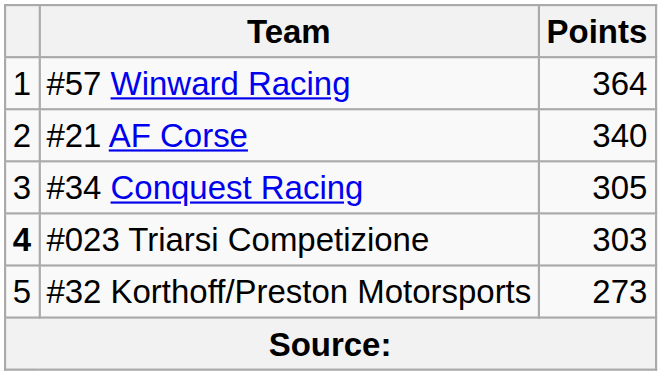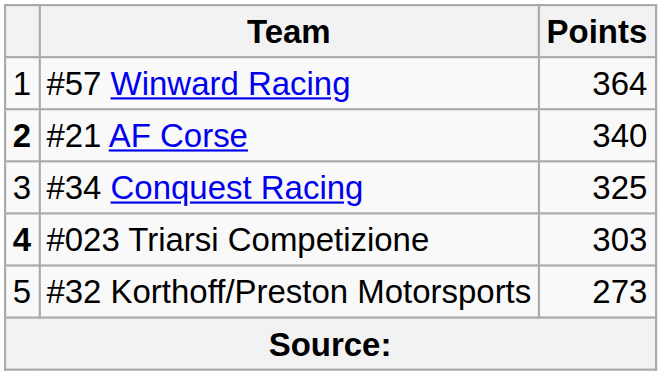(22, 136) normal -> (22, 136) bold
(620, 188) 305 -> (620, 188) 325
